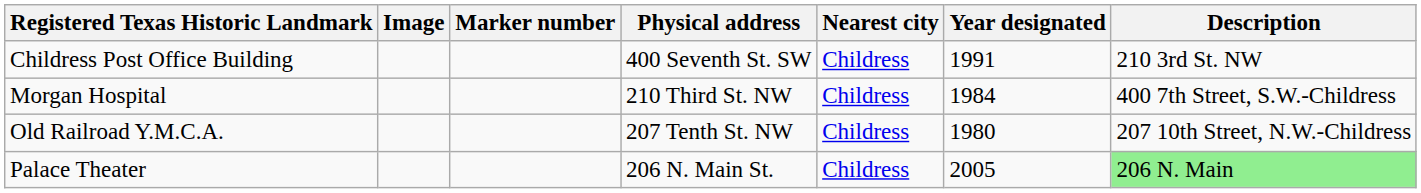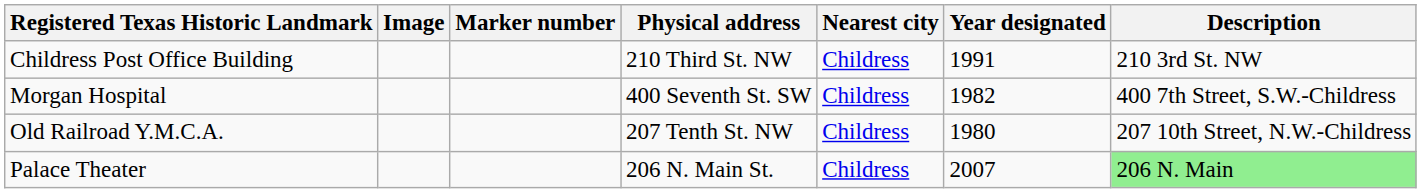(719, 59) 400 Seventh St. SW -> (709, 59) 210 Third St. NW
(709, 95) 210 Third St. NW -> (719, 95) 400 Seventh St. SW
(972, 95) 1984 -> (972, 95) 1982
(972, 168) 2005 -> (972, 168) 2007
